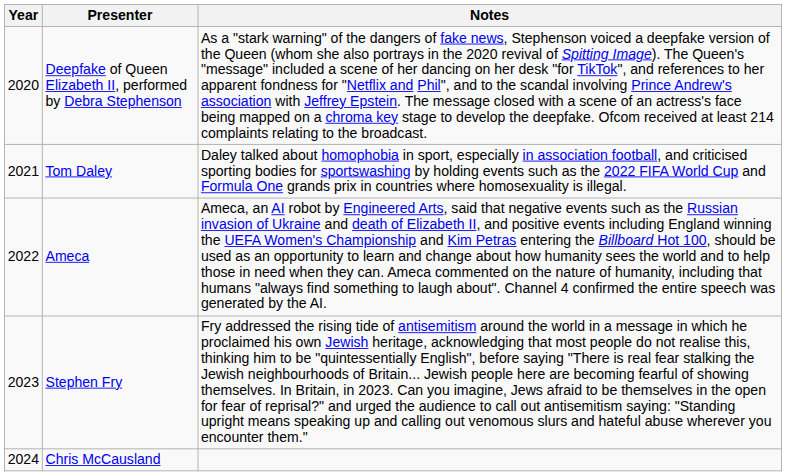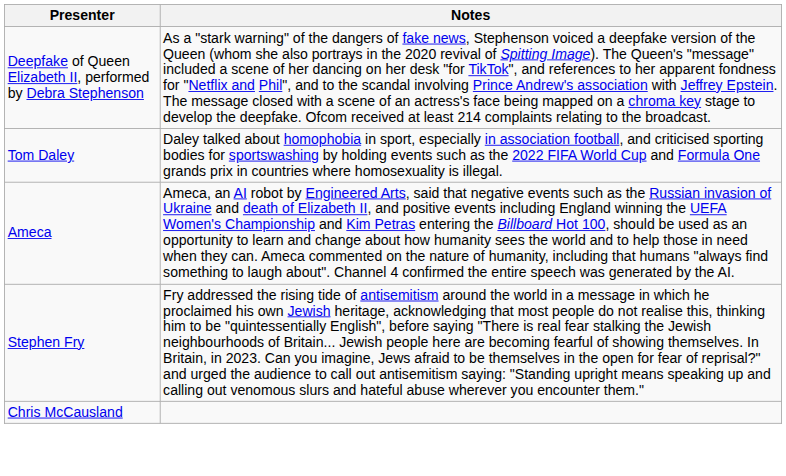- column: (23, 15)
